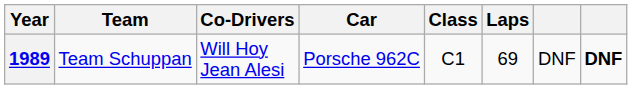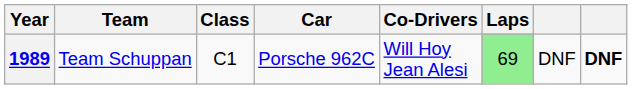columns swapped: (247, 20) <-> (453, 20)
(508, 59) no background -> (508, 59) lightgreen background
